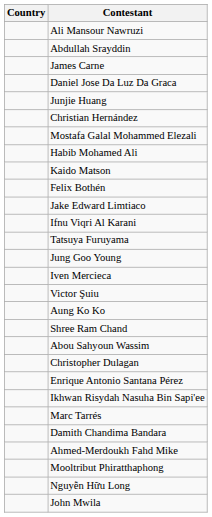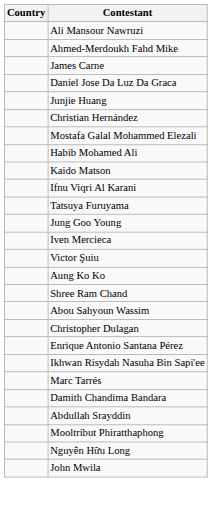rows swapped: (114, 450) <-> (90, 48)
- row: (78, 188)
- row: (98, 205)
